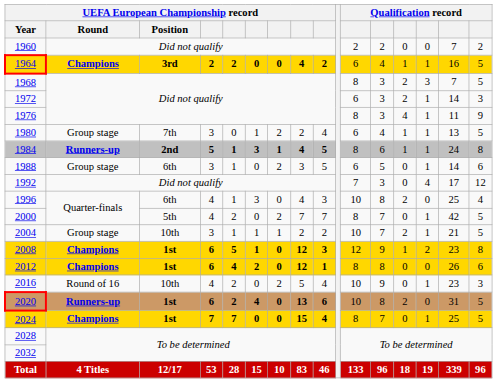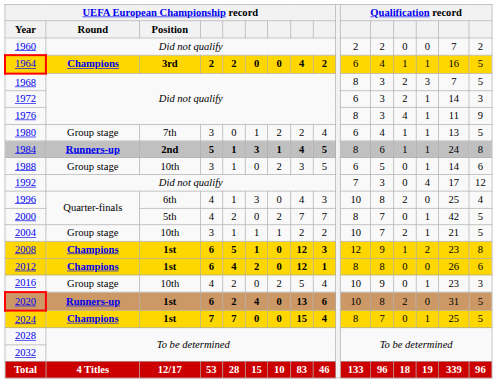(170, 166) 6th -> (170, 166) 10th
(93, 283) Round of 16 -> (93, 283) Group stage
